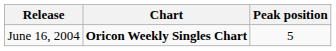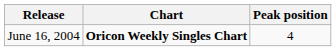(290, 35) 5 -> (290, 35) 4
